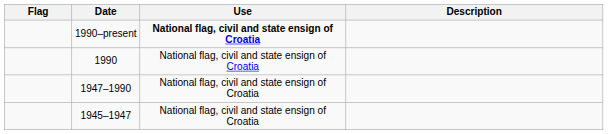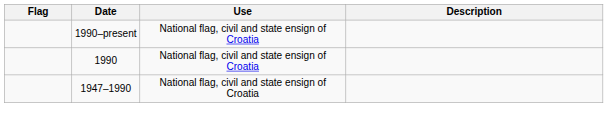(243, 34) bold -> (243, 34) normal
- row: (106, 116)
